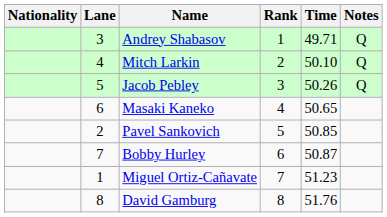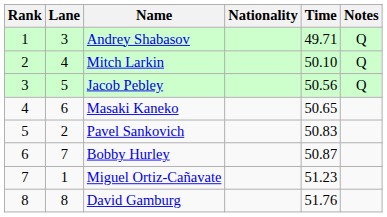columns swapped: (281, 16) <-> (43, 16)
(321, 85) 50.26 -> (321, 85) 50.56
(321, 131) 50.85 -> (321, 131) 50.83
